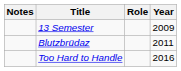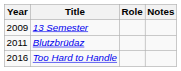columns swapped: (163, 12) <-> (20, 12)
